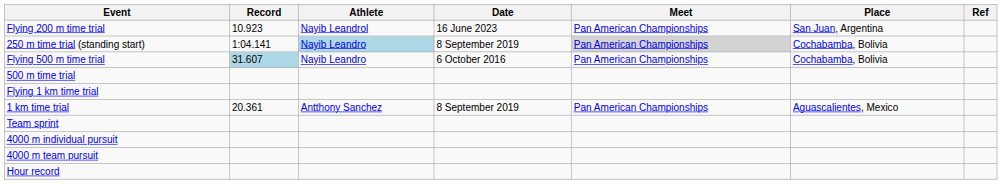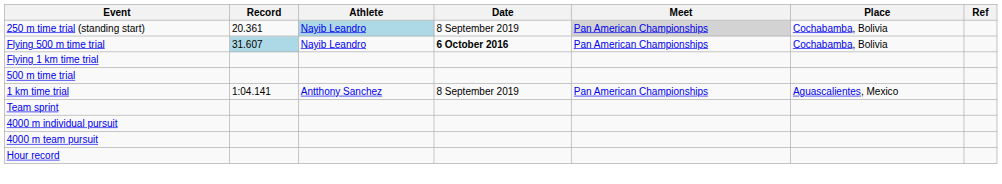- row: (56, 28)
(251, 44) 1:04.141 -> (247, 28) 20.361
(471, 60) normal -> (472, 44) bold
rows swapped: (41, 76) <-> (53, 92)
(247, 108) 20.361 -> (251, 92) 1:04.141
